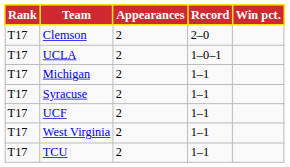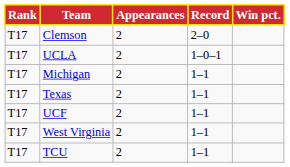- row: (65, 93)
+ row: (57, 93)
